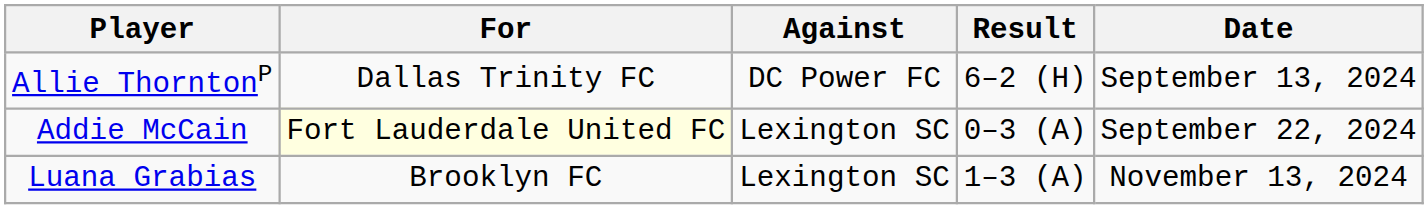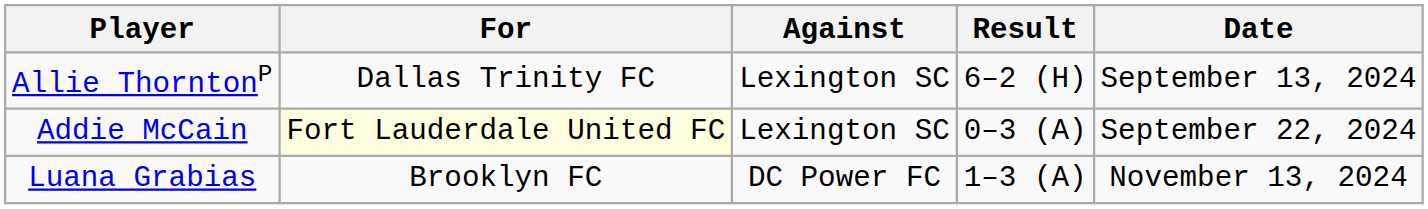(844, 80) DC Power FC -> (844, 80) Lexington SC
(844, 179) Lexington SC -> (844, 179) DC Power FC
